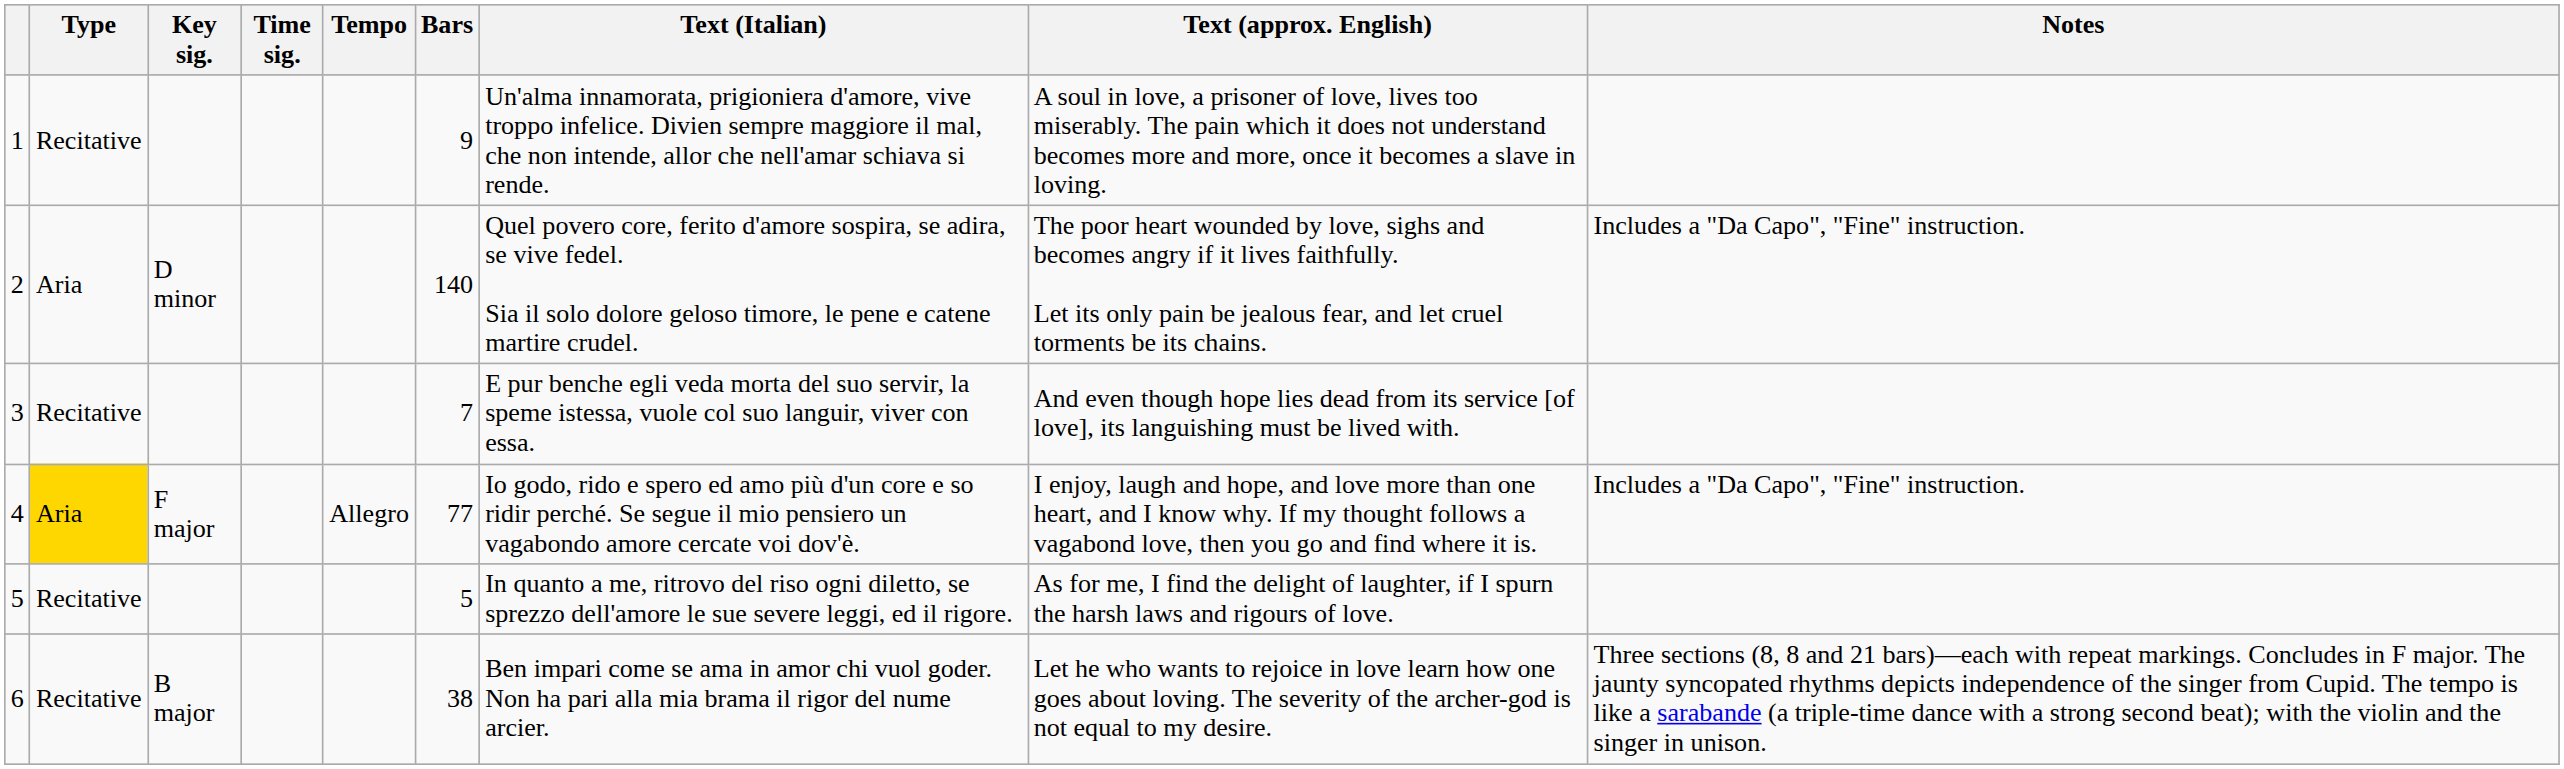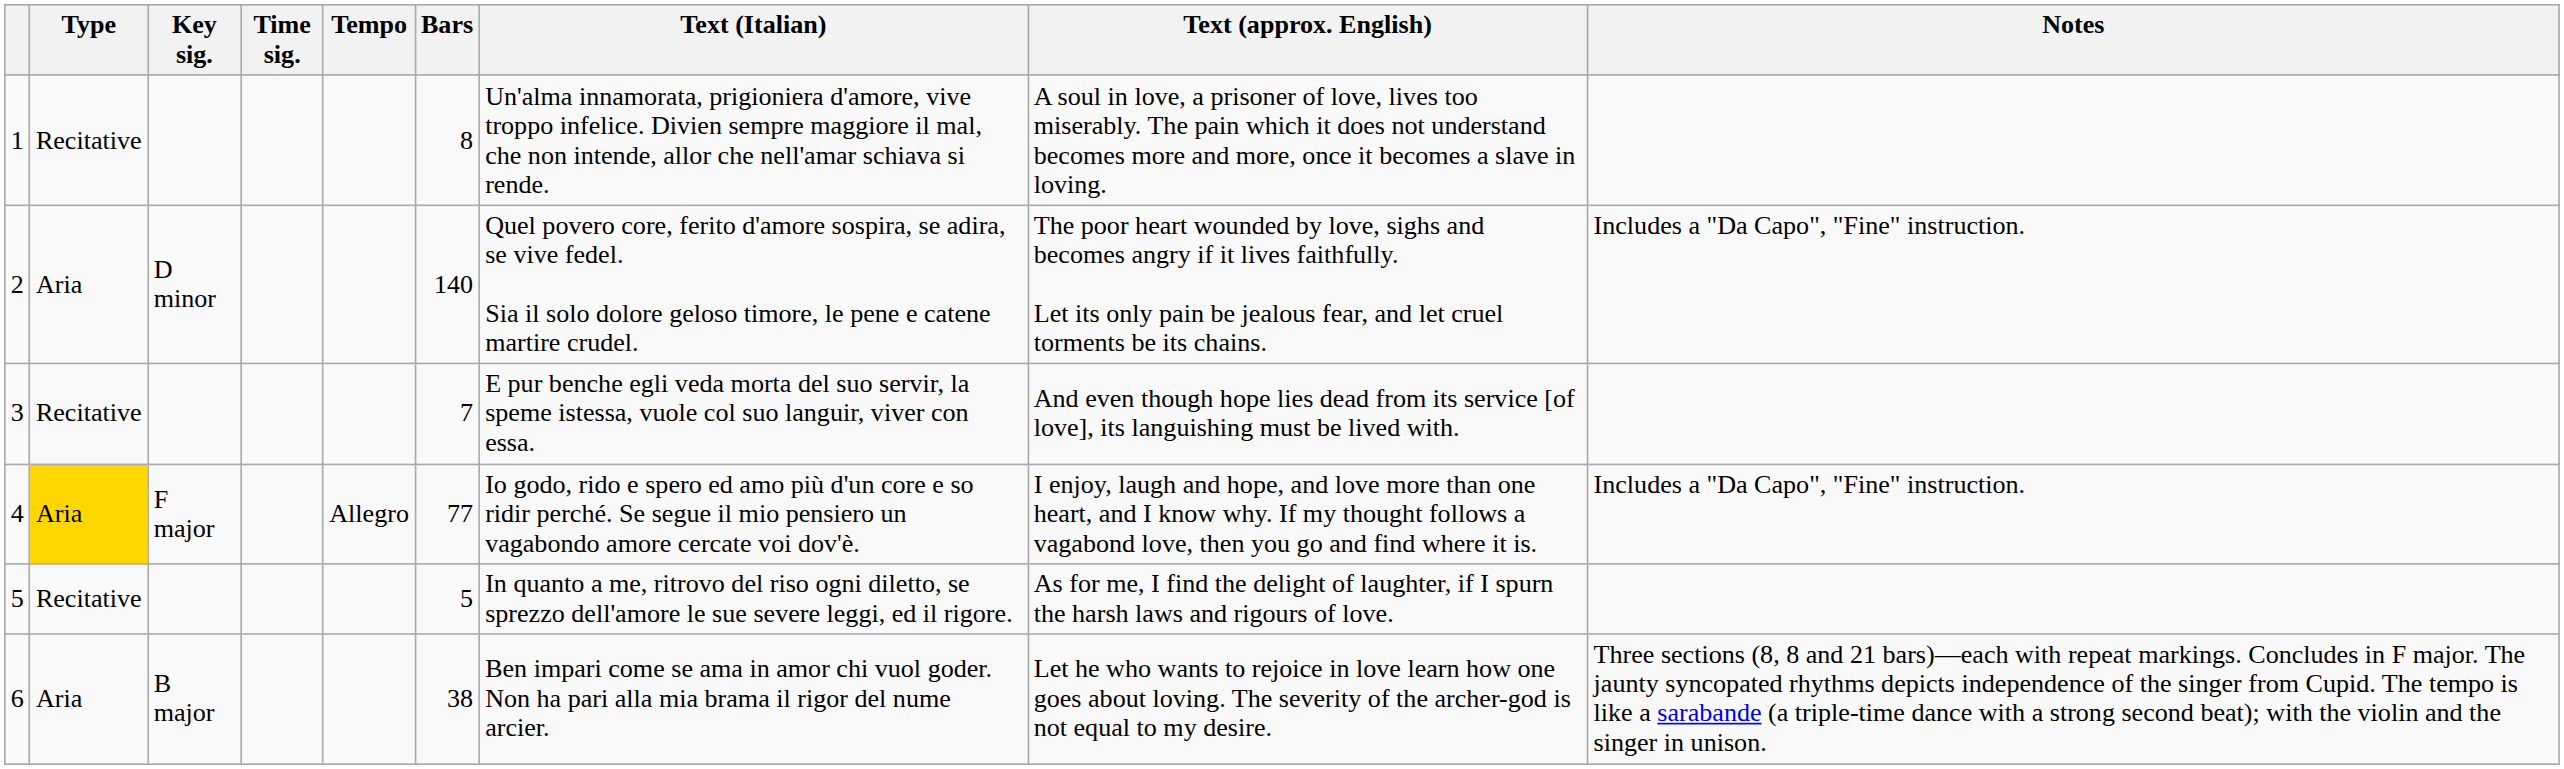(467, 139) 9 -> (467, 139) 8
(89, 698) Recitative -> (59, 698) Aria
